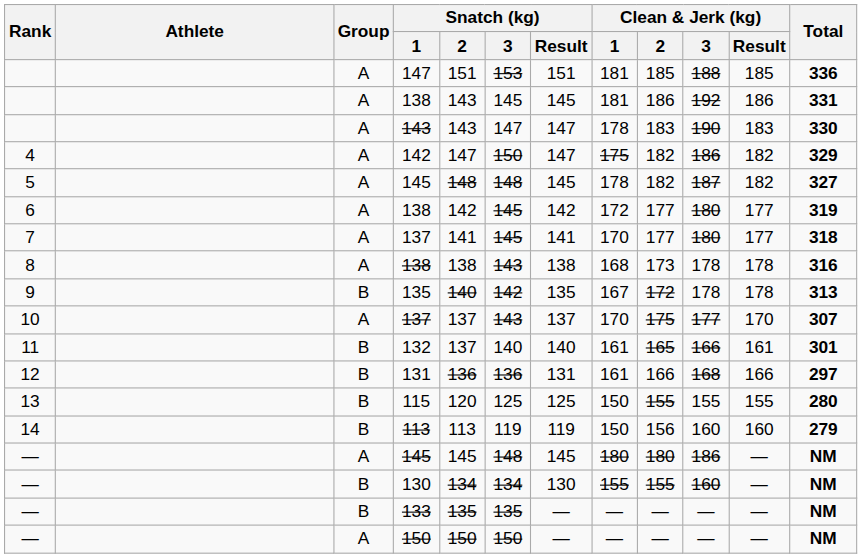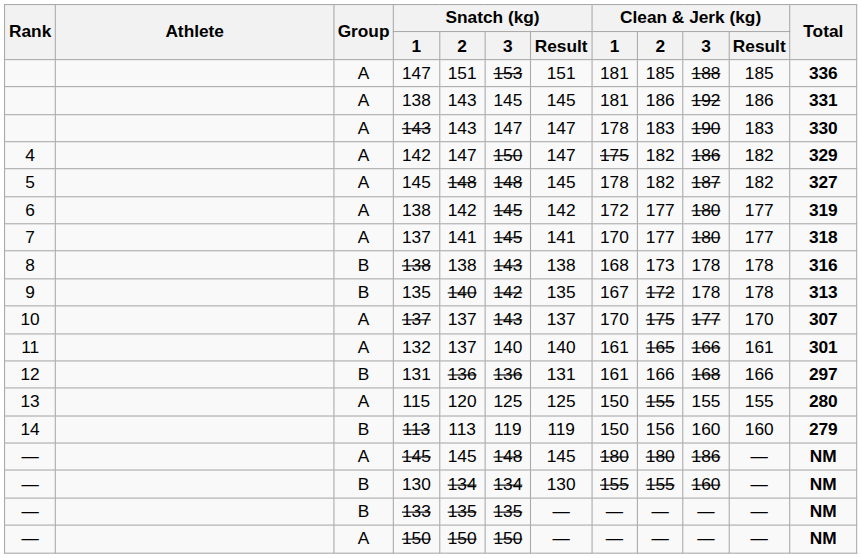(364, 264) A -> (364, 264) B
(364, 347) B -> (364, 347) A
(364, 401) B -> (364, 401) A
